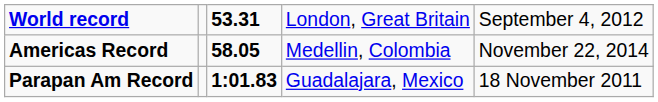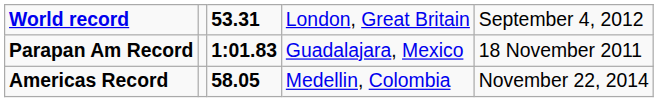rows swapped: (89, 50) <-> (101, 81)
